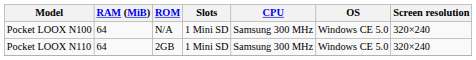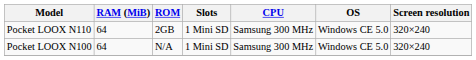rows swapped: (49, 30) <-> (49, 47)
